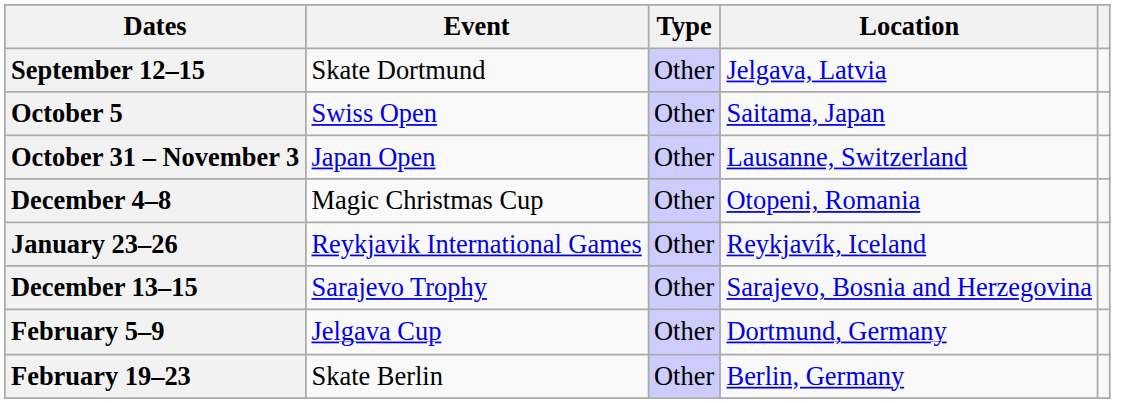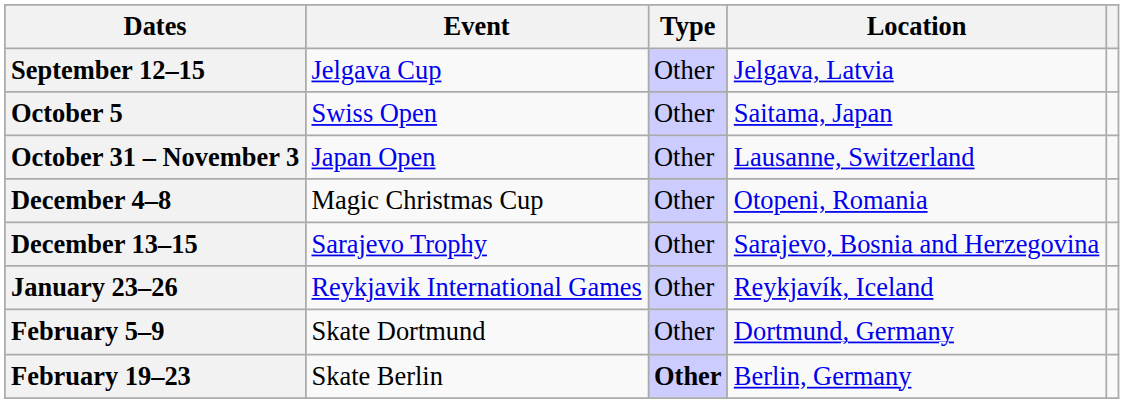(398, 70) Skate Dortmund -> (376, 70) Jelgava Cup
rows swapped: (104, 288) <-> (94, 244)
(376, 331) Jelgava Cup -> (398, 331) Skate Dortmund
(684, 375) normal -> (688, 375) bold
